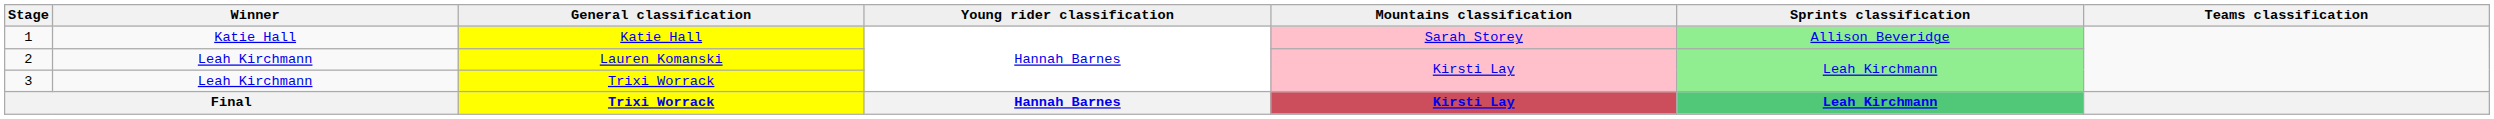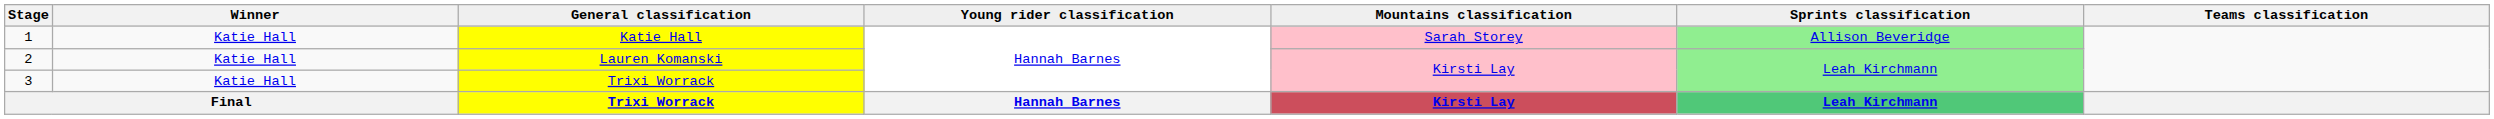(255, 59) Leah Kirchmann -> (255, 59) Katie Hall
(255, 81) Leah Kirchmann -> (255, 81) Katie Hall
